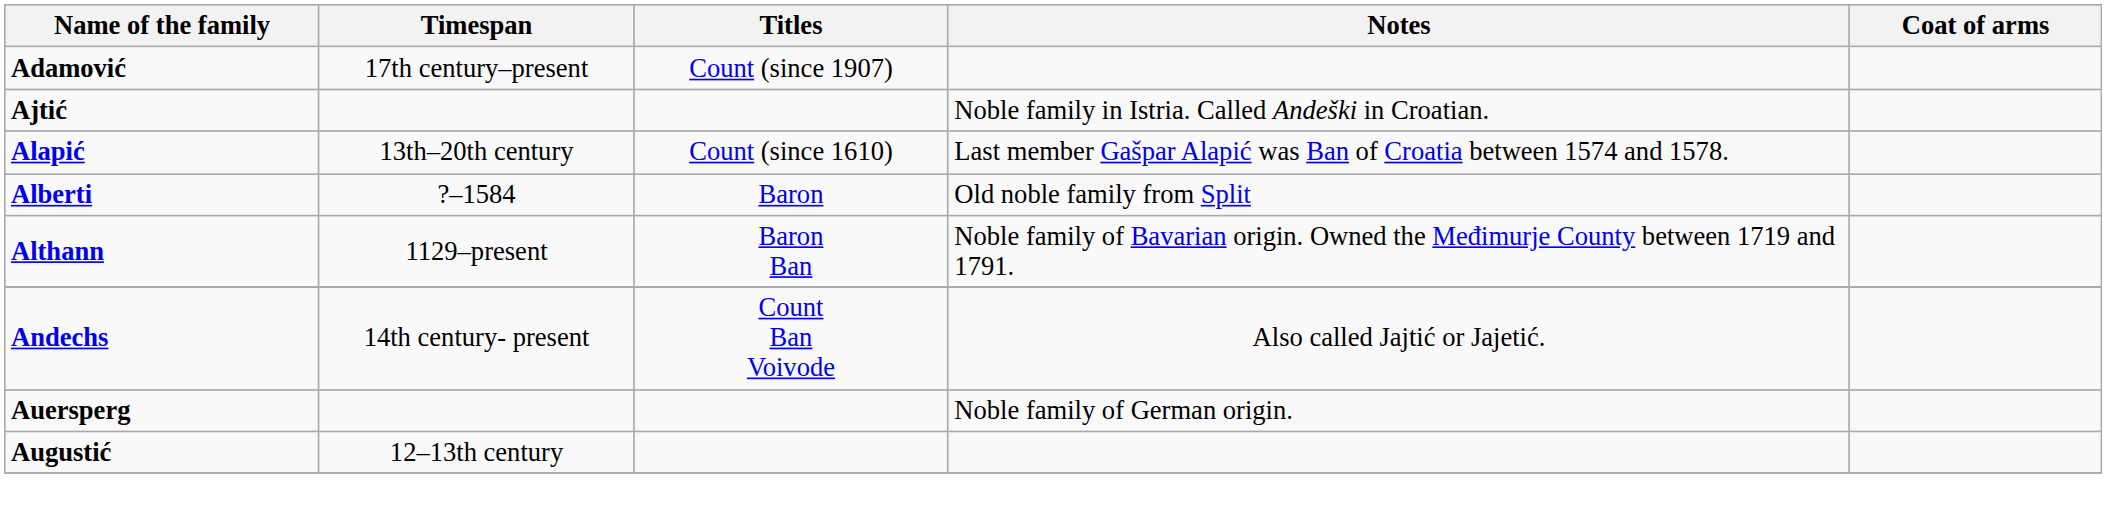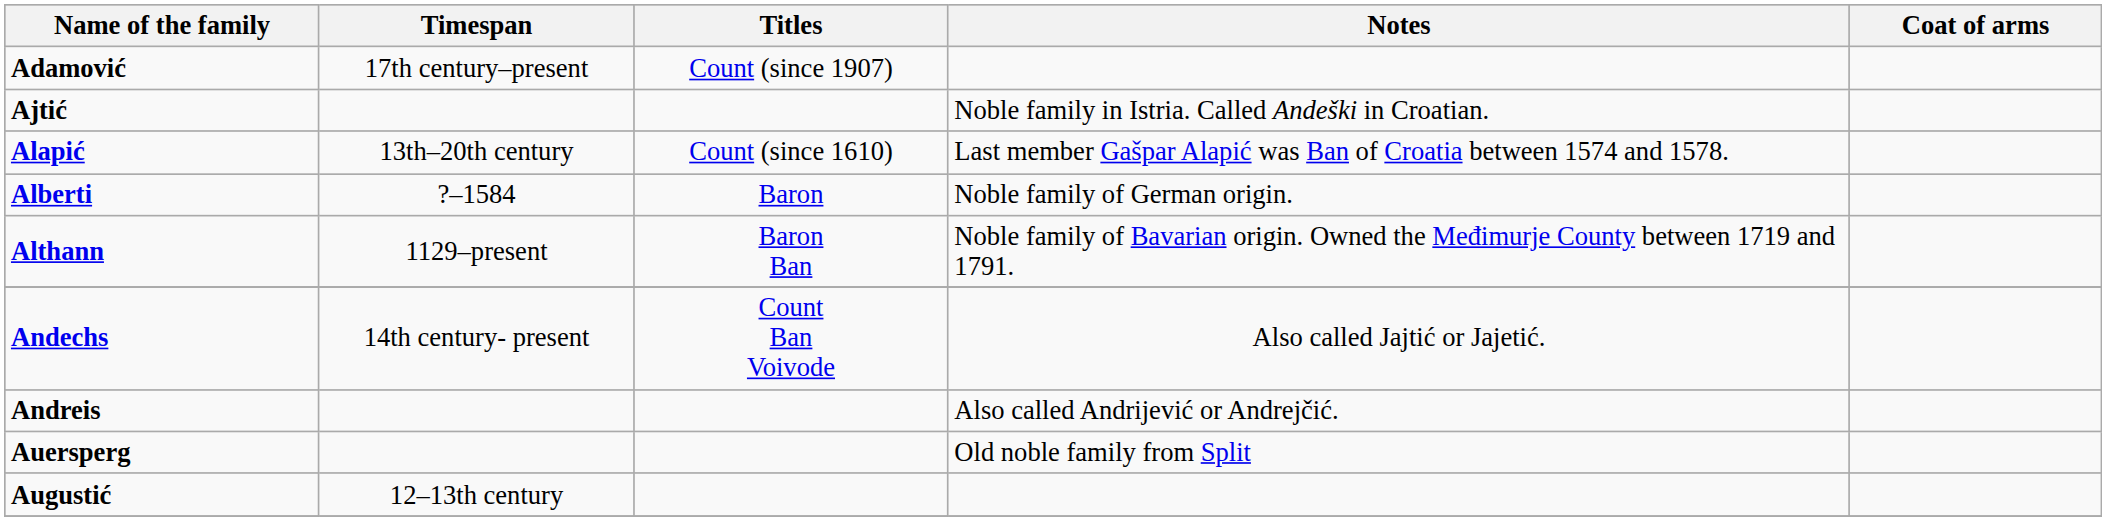(1103, 194) Old noble family from Split -> (1124, 194) Noble family of German origin.
+ row: (56, 410)
(1124, 410) Noble family of German origin. -> (1103, 452) Old noble family from Split
